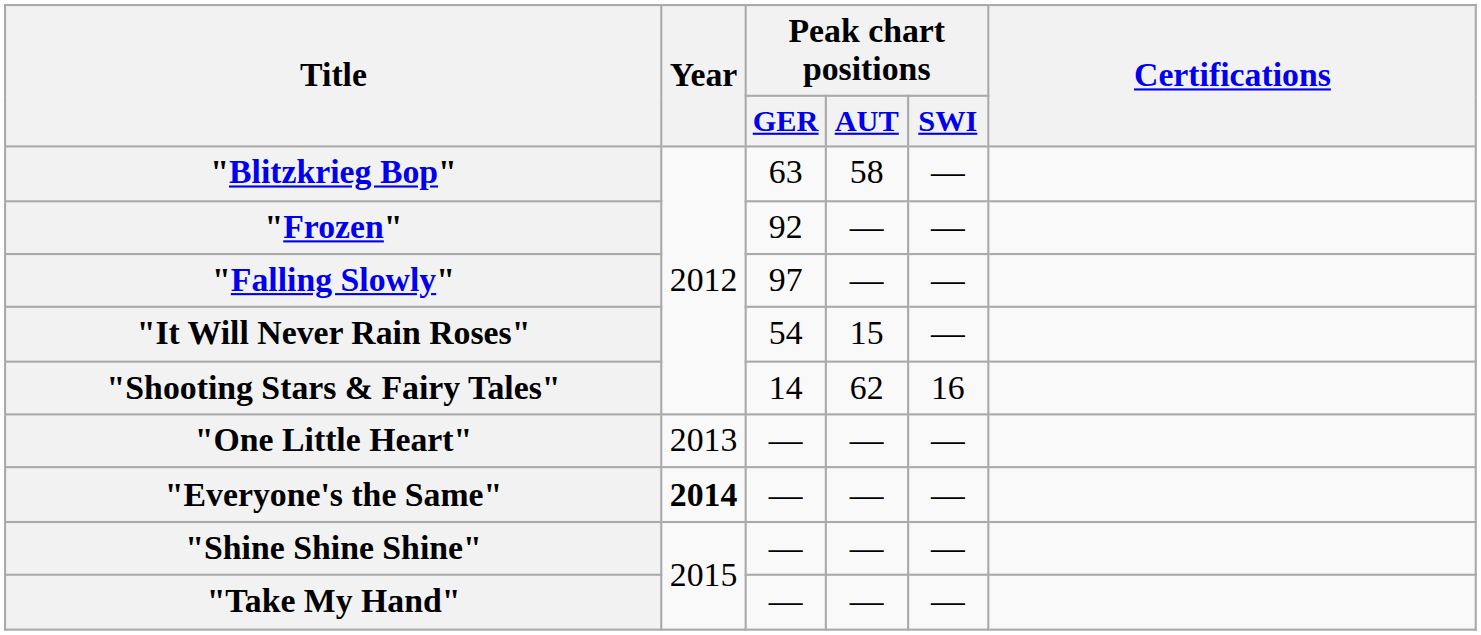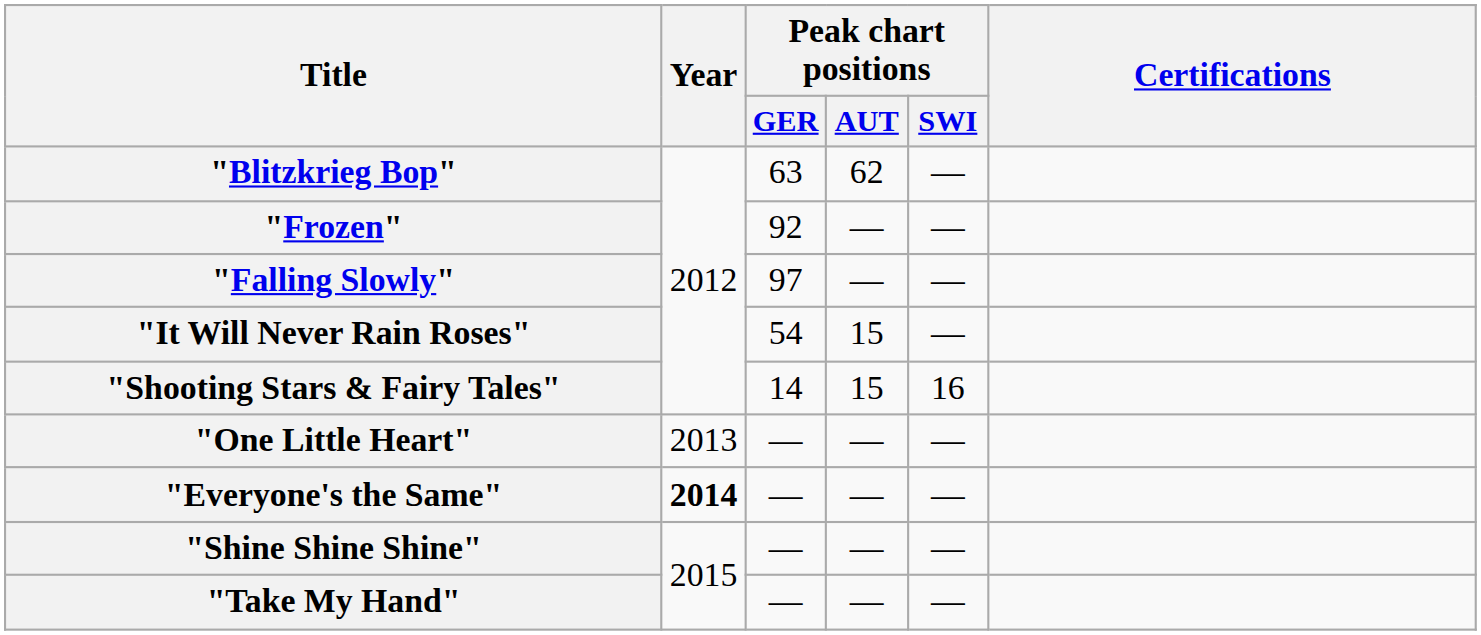(867, 172) 58 -> (867, 172) 62
(867, 387) 62 -> (867, 387) 15
